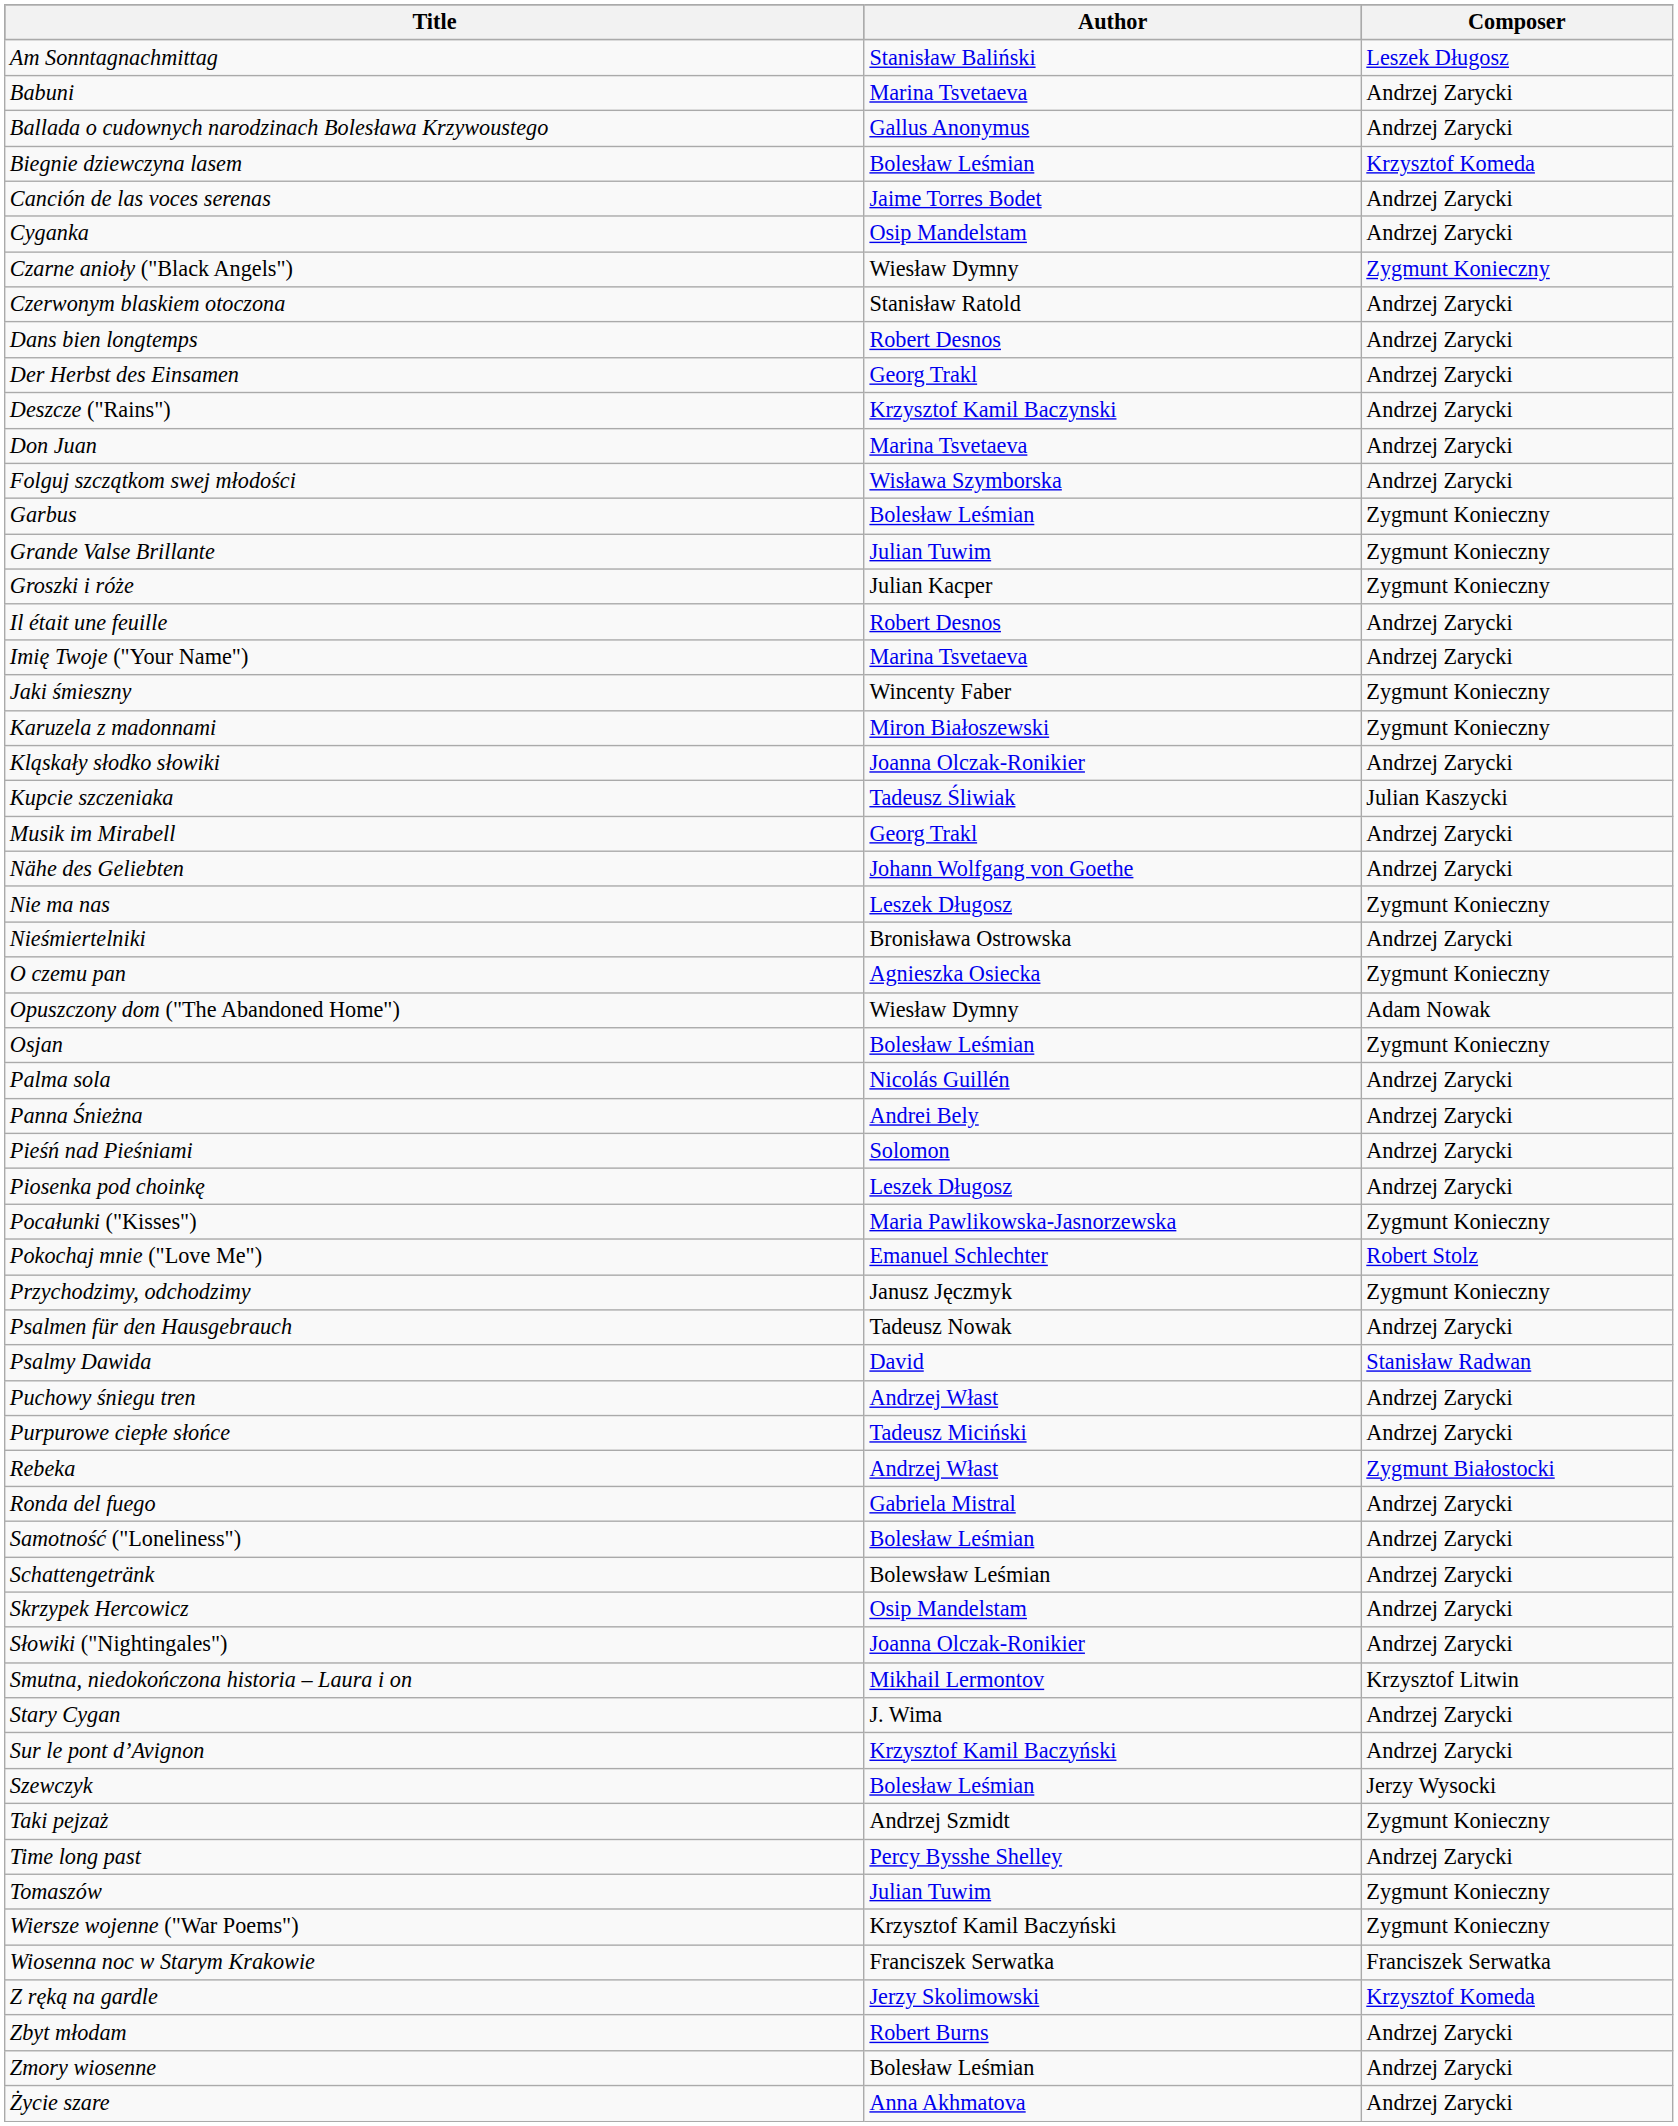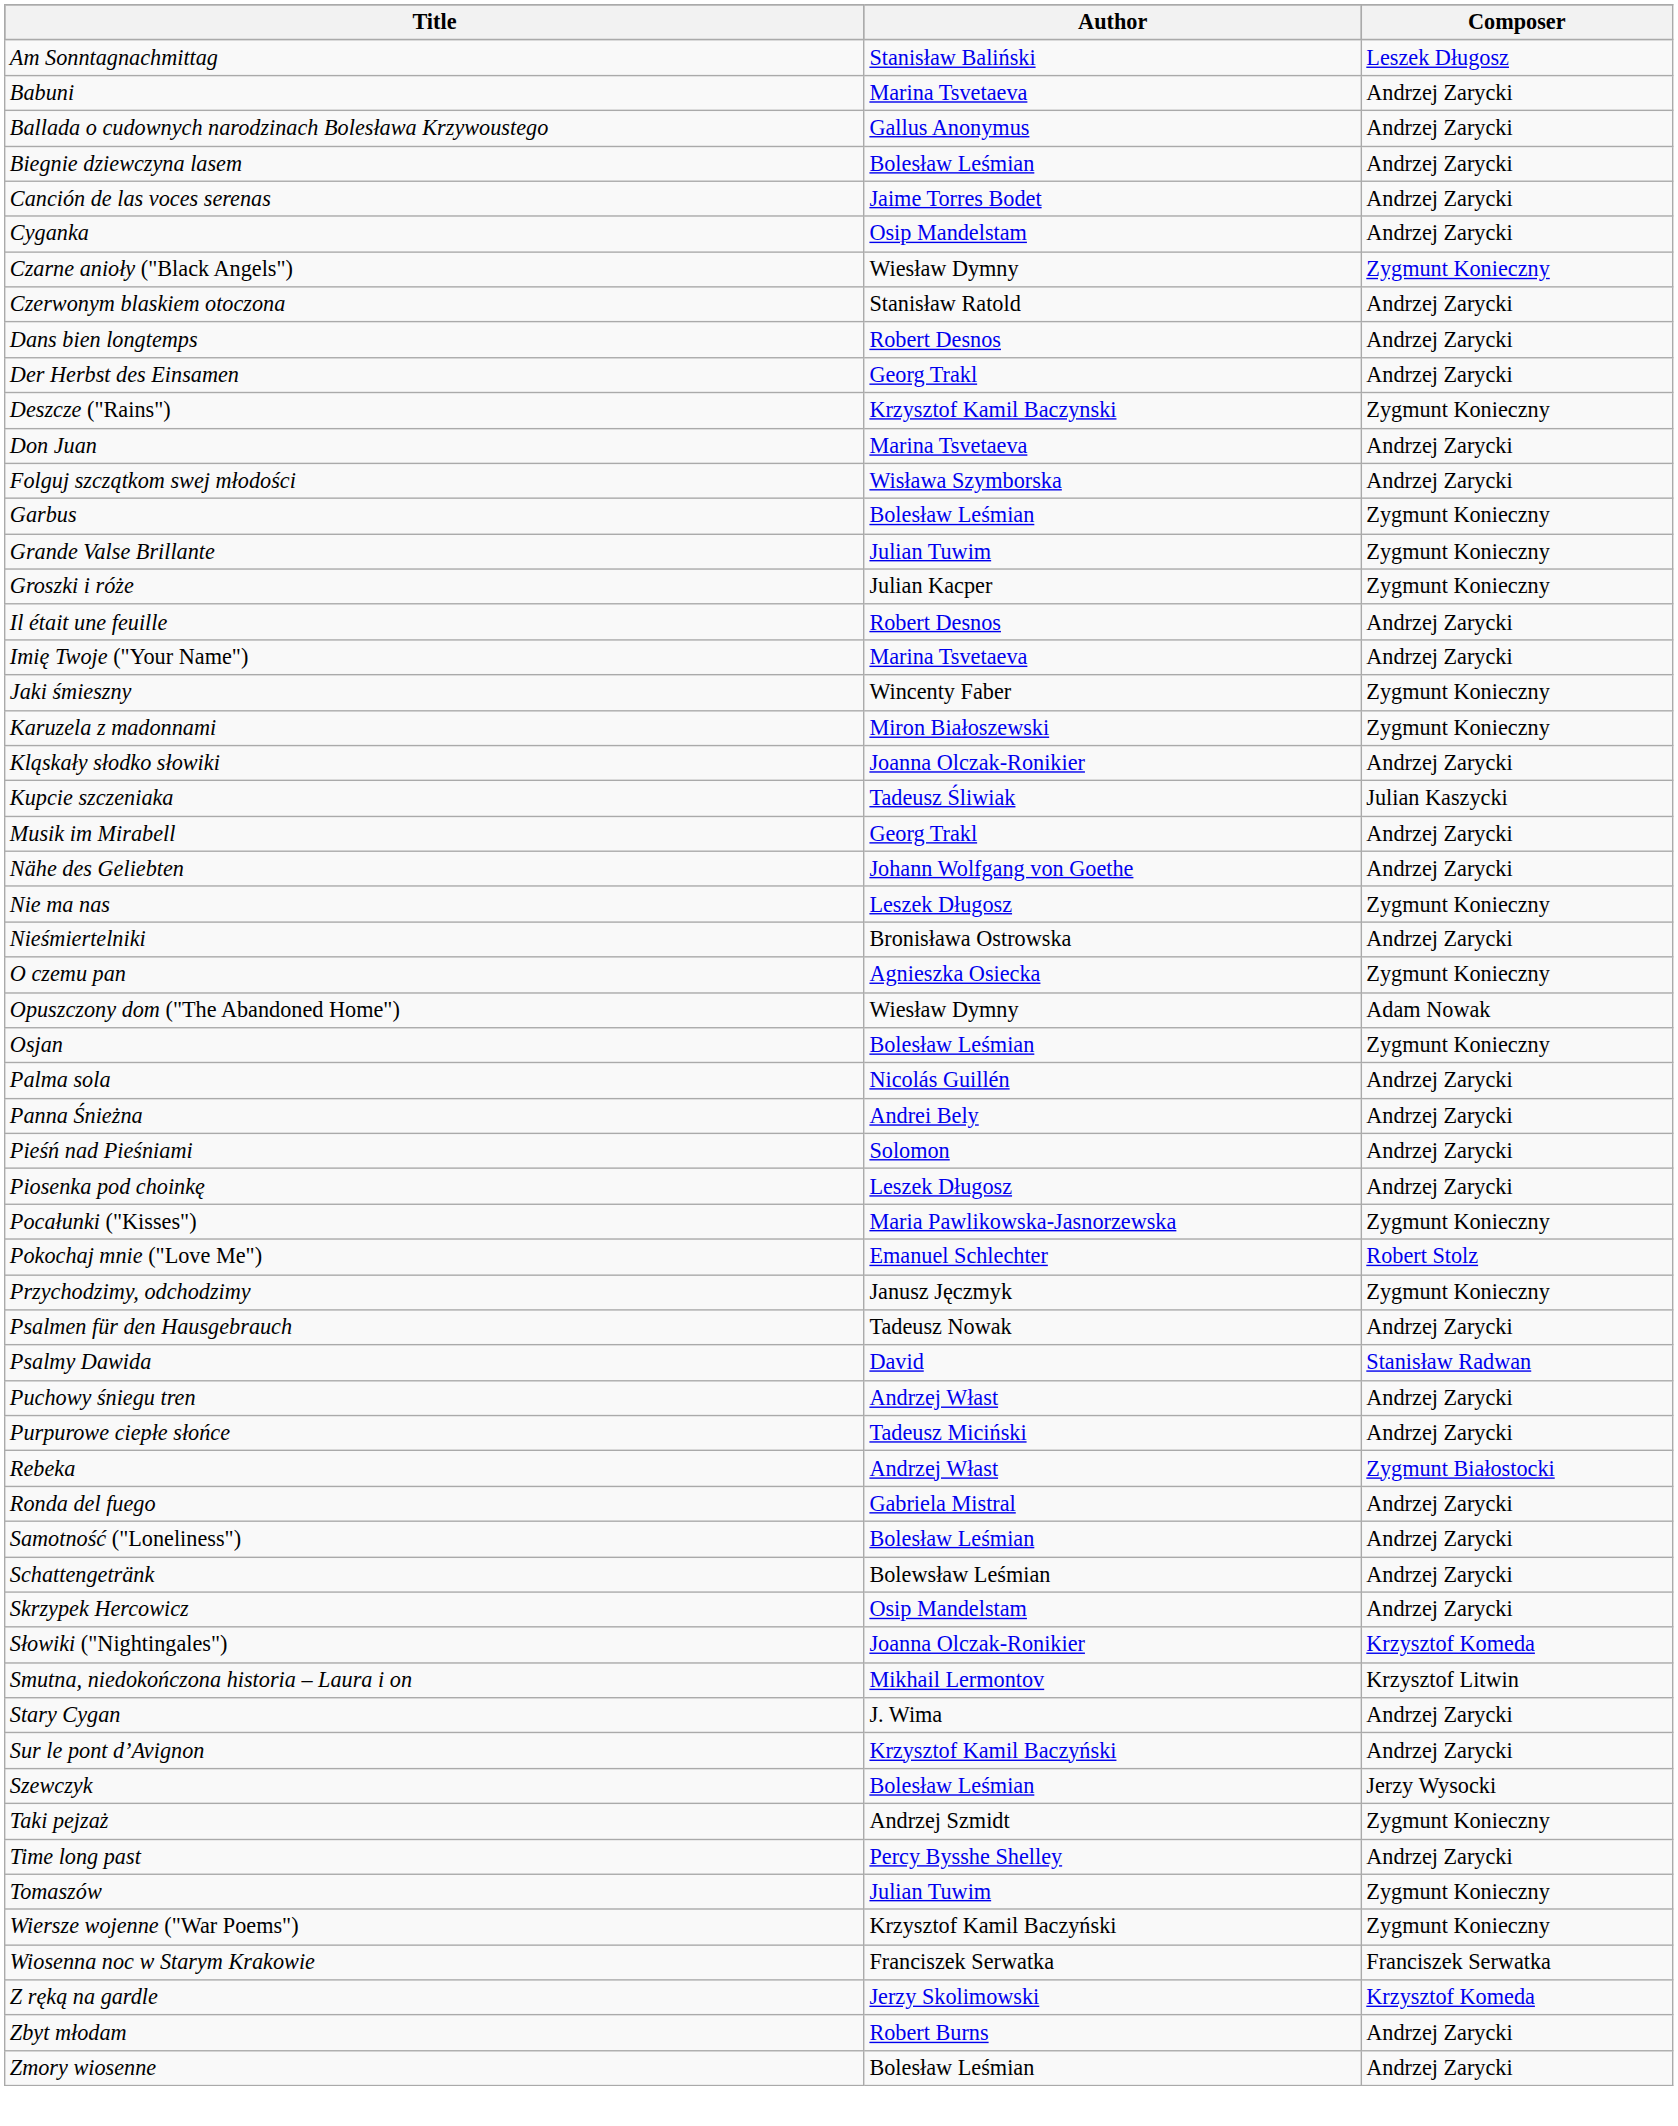(1451, 163) Krzysztof Komeda -> (1439, 163) Andrzej Zarycki
(1439, 410) Andrzej Zarycki -> (1458, 410) Zygmunt Konieczny
(1439, 1644) Andrzej Zarycki -> (1451, 1644) Krzysztof Komeda
- row: (60, 2103)
